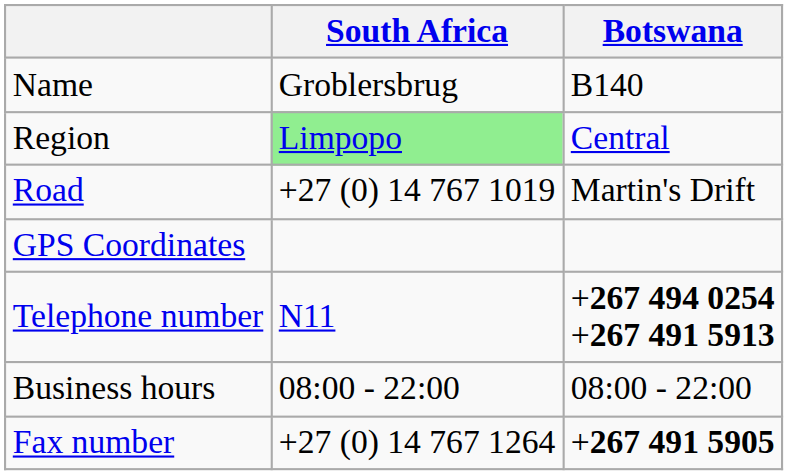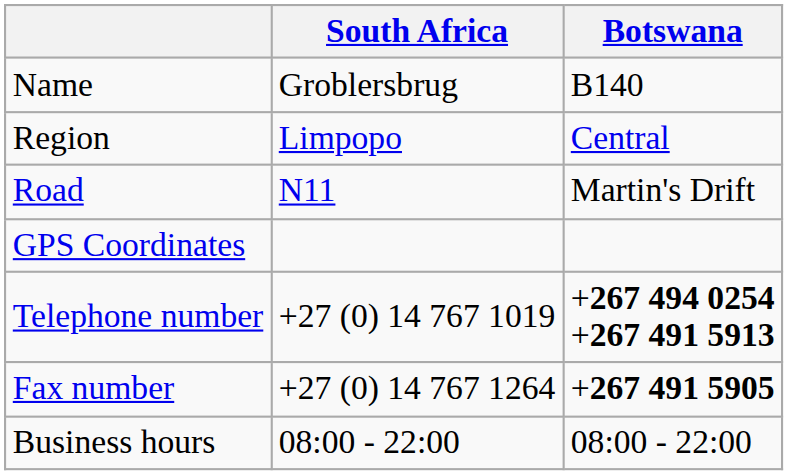(340, 137) lightgreen background -> (340, 137) no background
(417, 191) +27 (0) 14 767 1019 -> (307, 191) N11
(307, 316) N11 -> (417, 316) +27 (0) 14 767 1019
rows swapped: (94, 441) <-> (114, 388)
